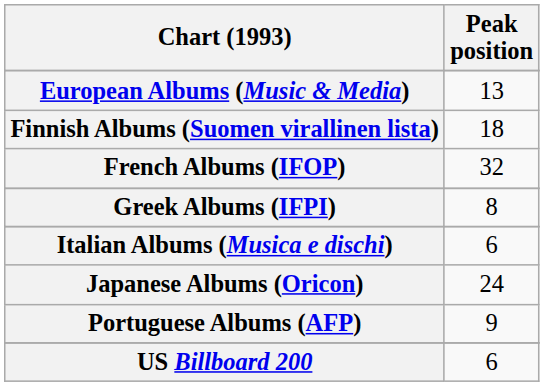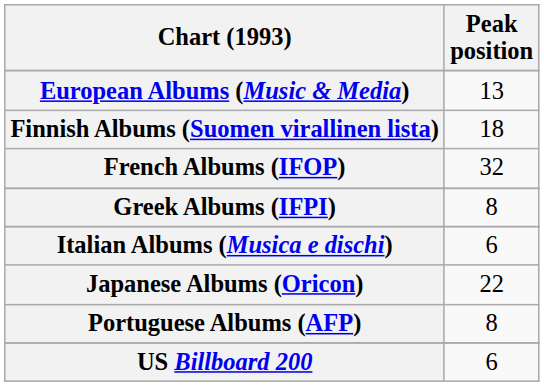(492, 284) 24 -> (492, 284) 22
(492, 323) 9 -> (492, 323) 8
